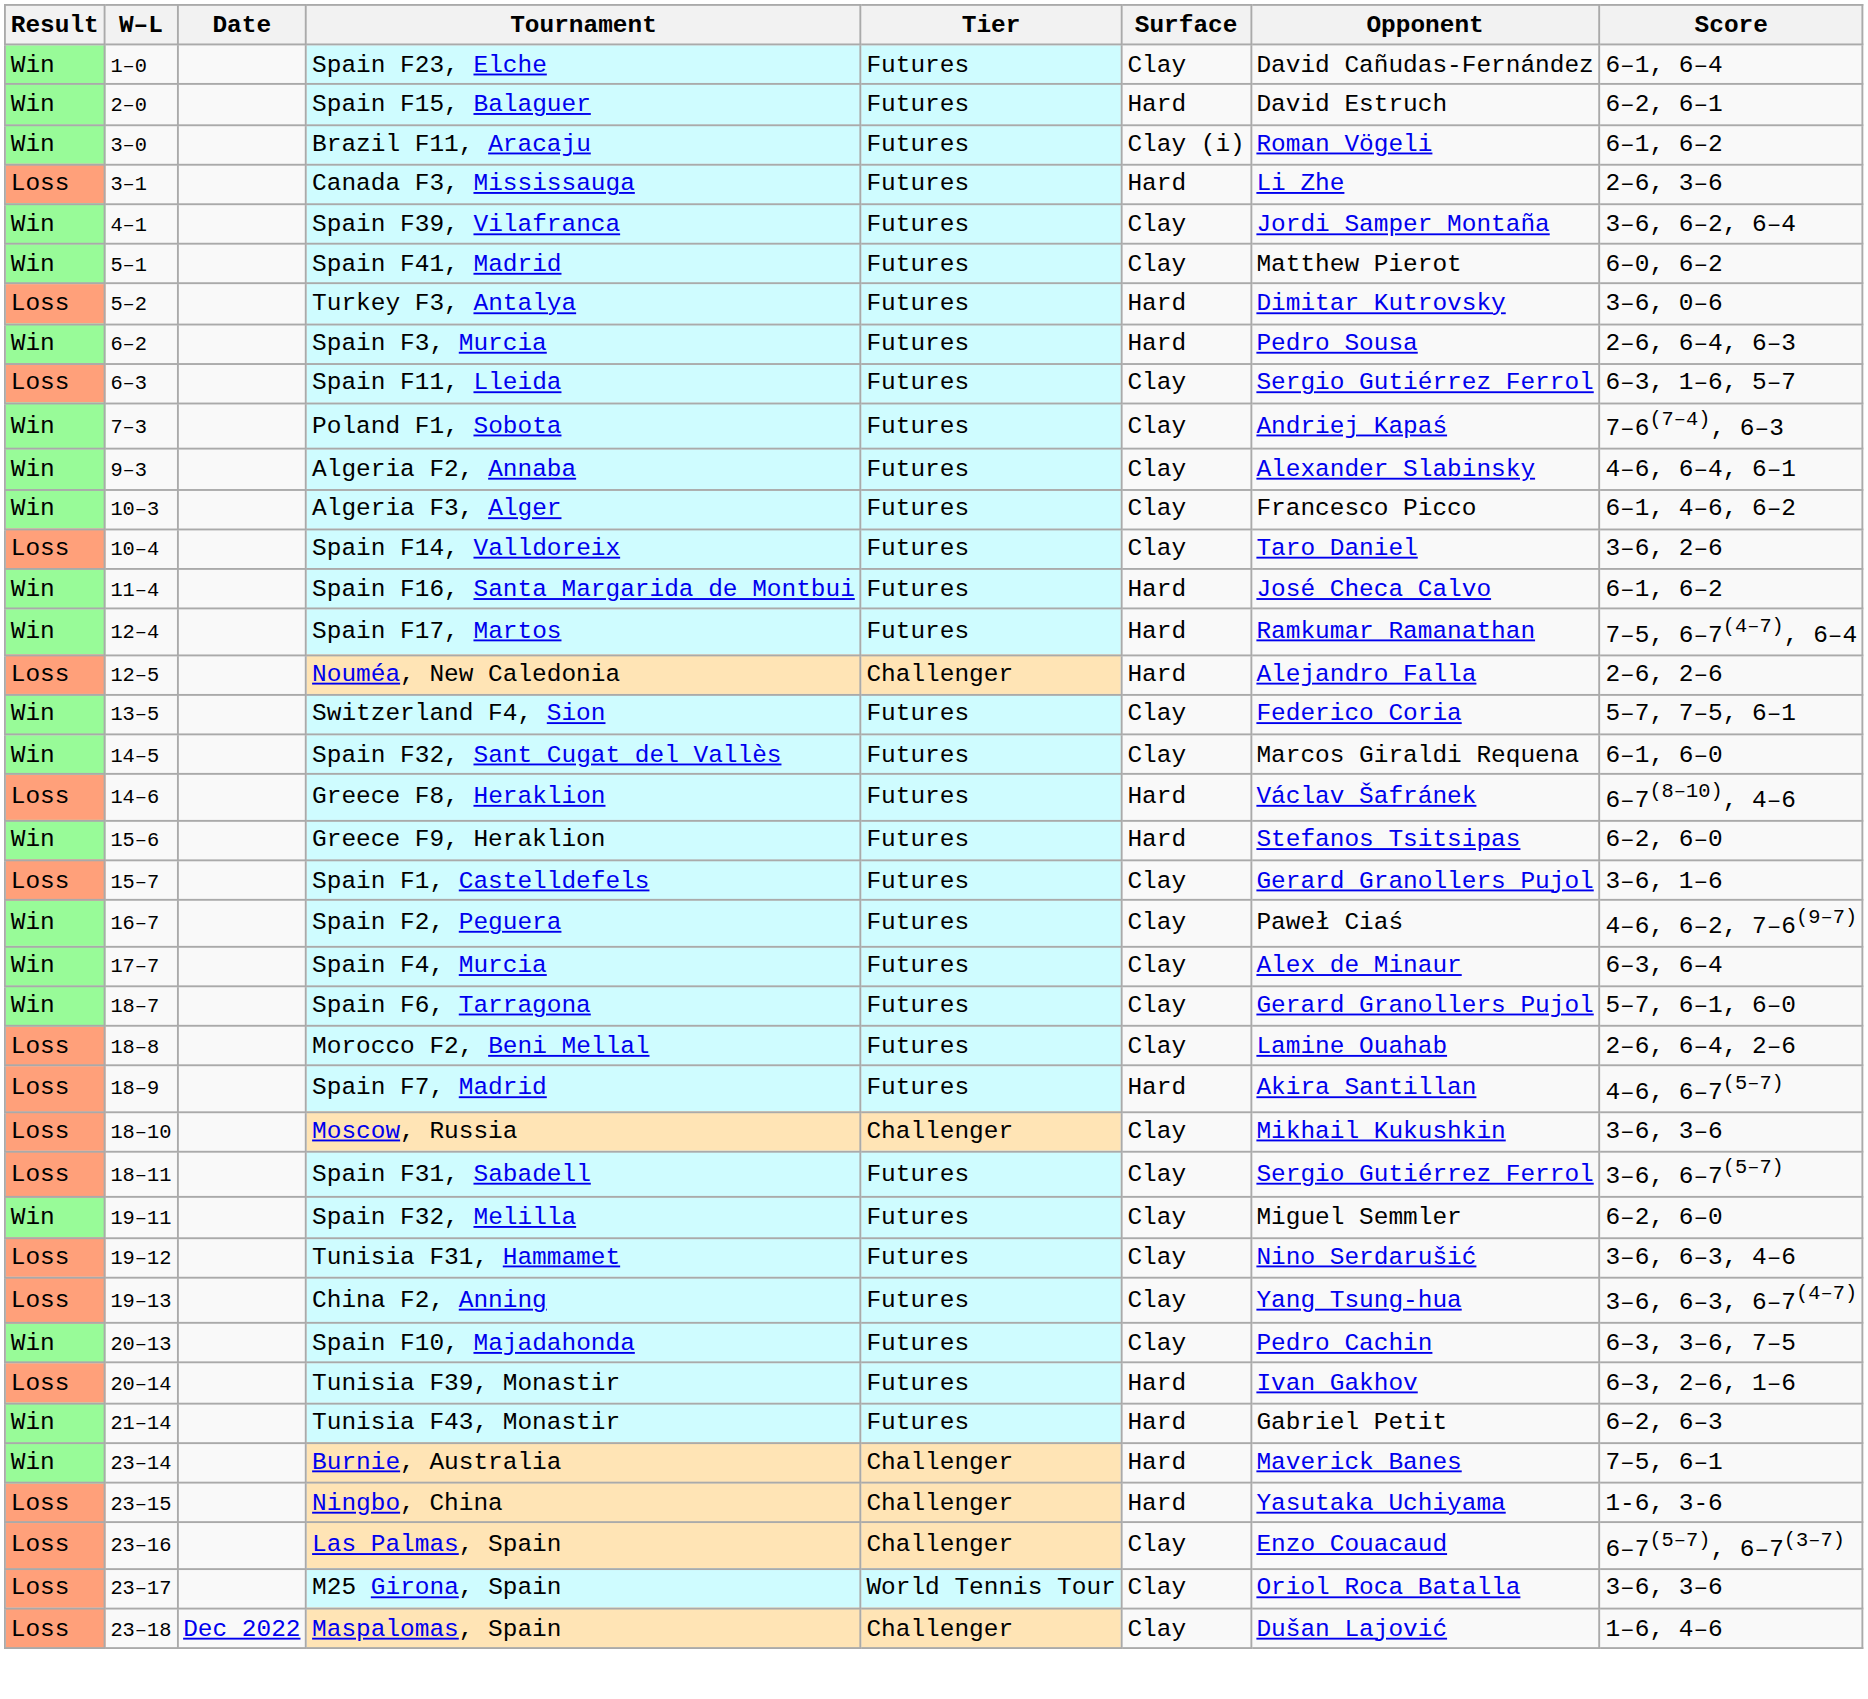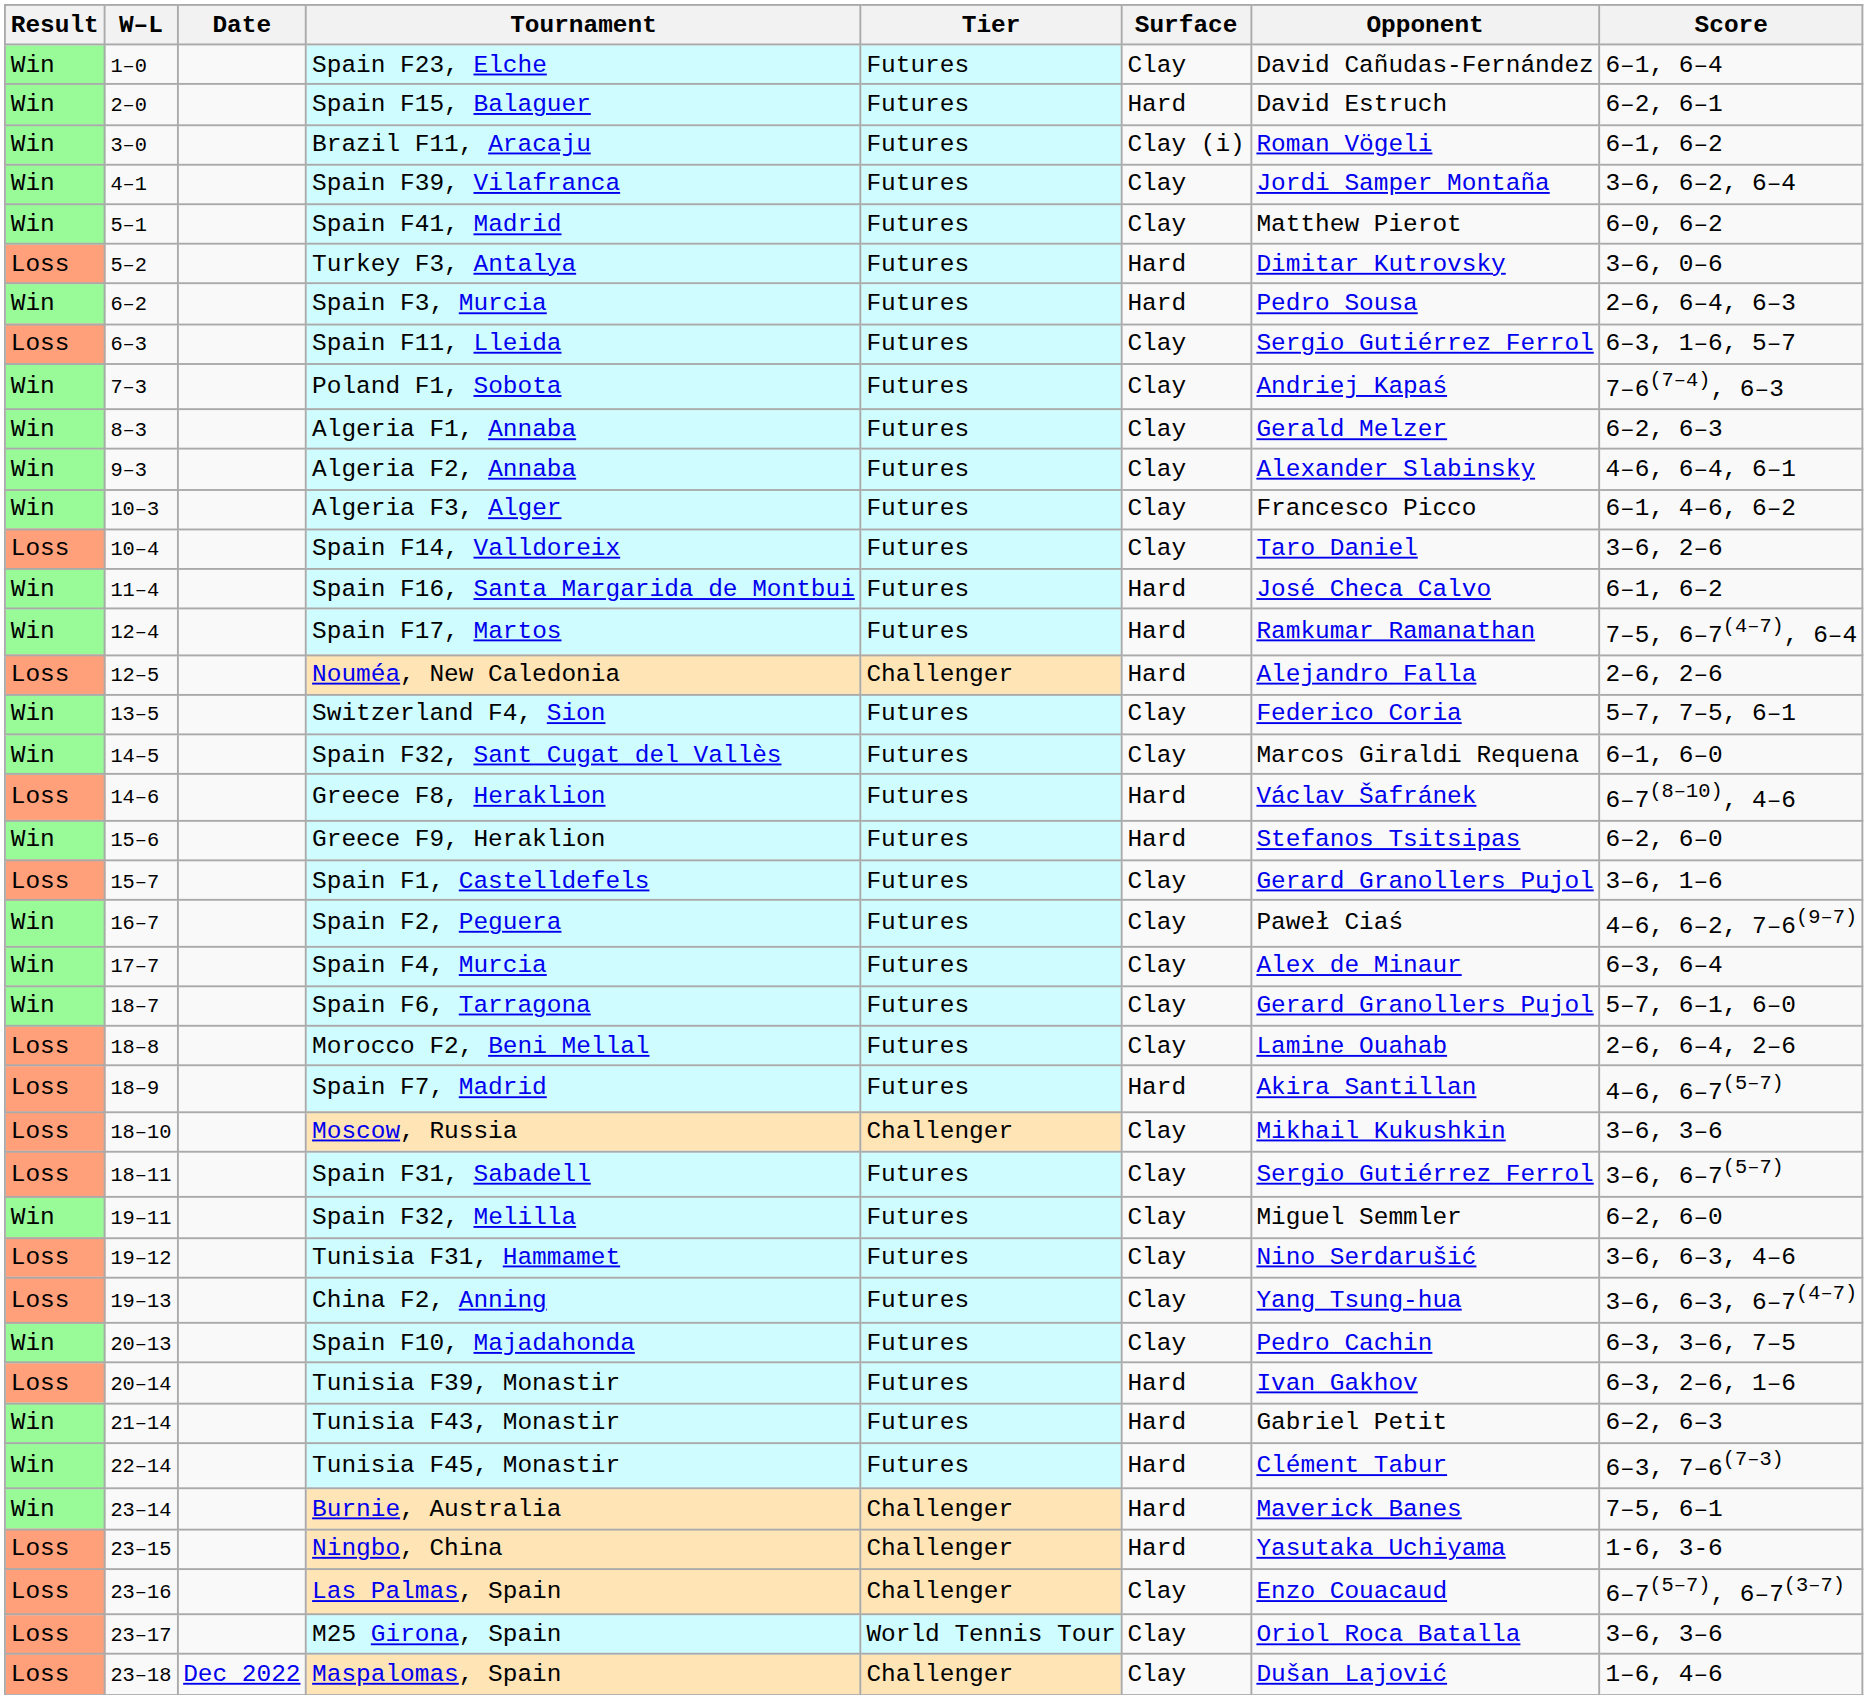- row: (473, 184)
+ row: (444, 429)
+ row: (466, 1466)
